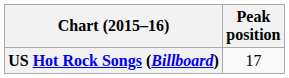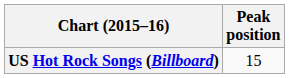(253, 60) 17 -> (253, 60) 15
